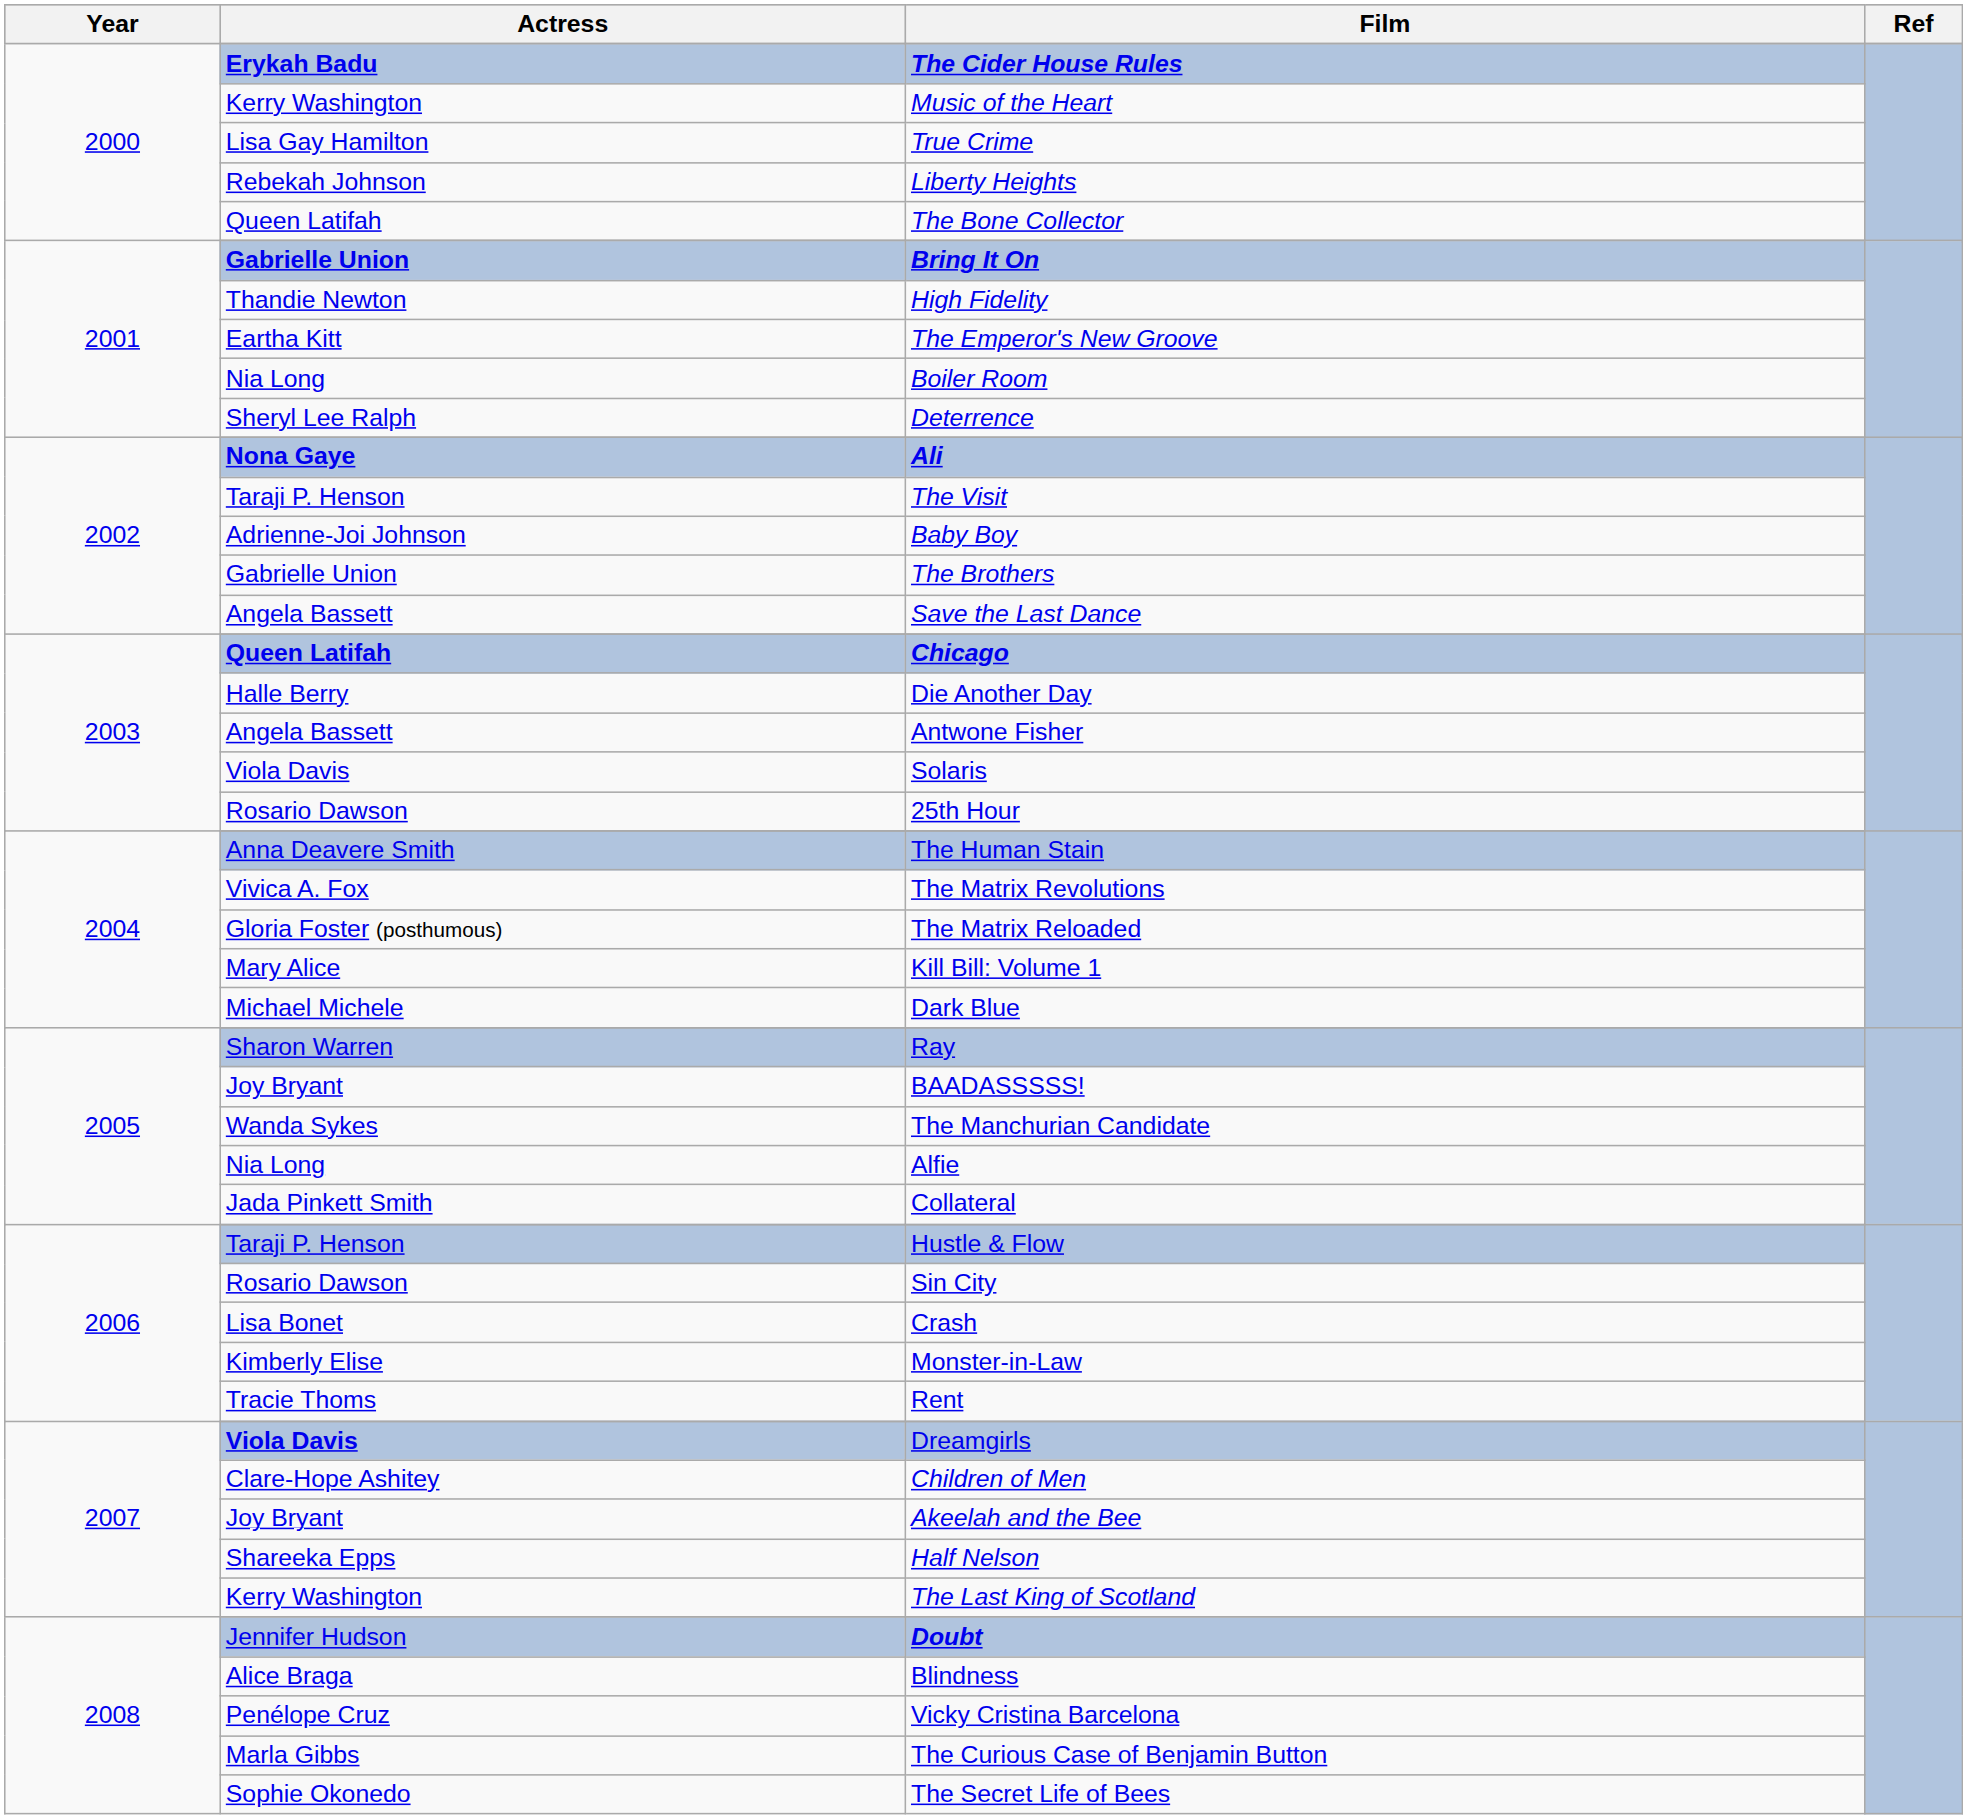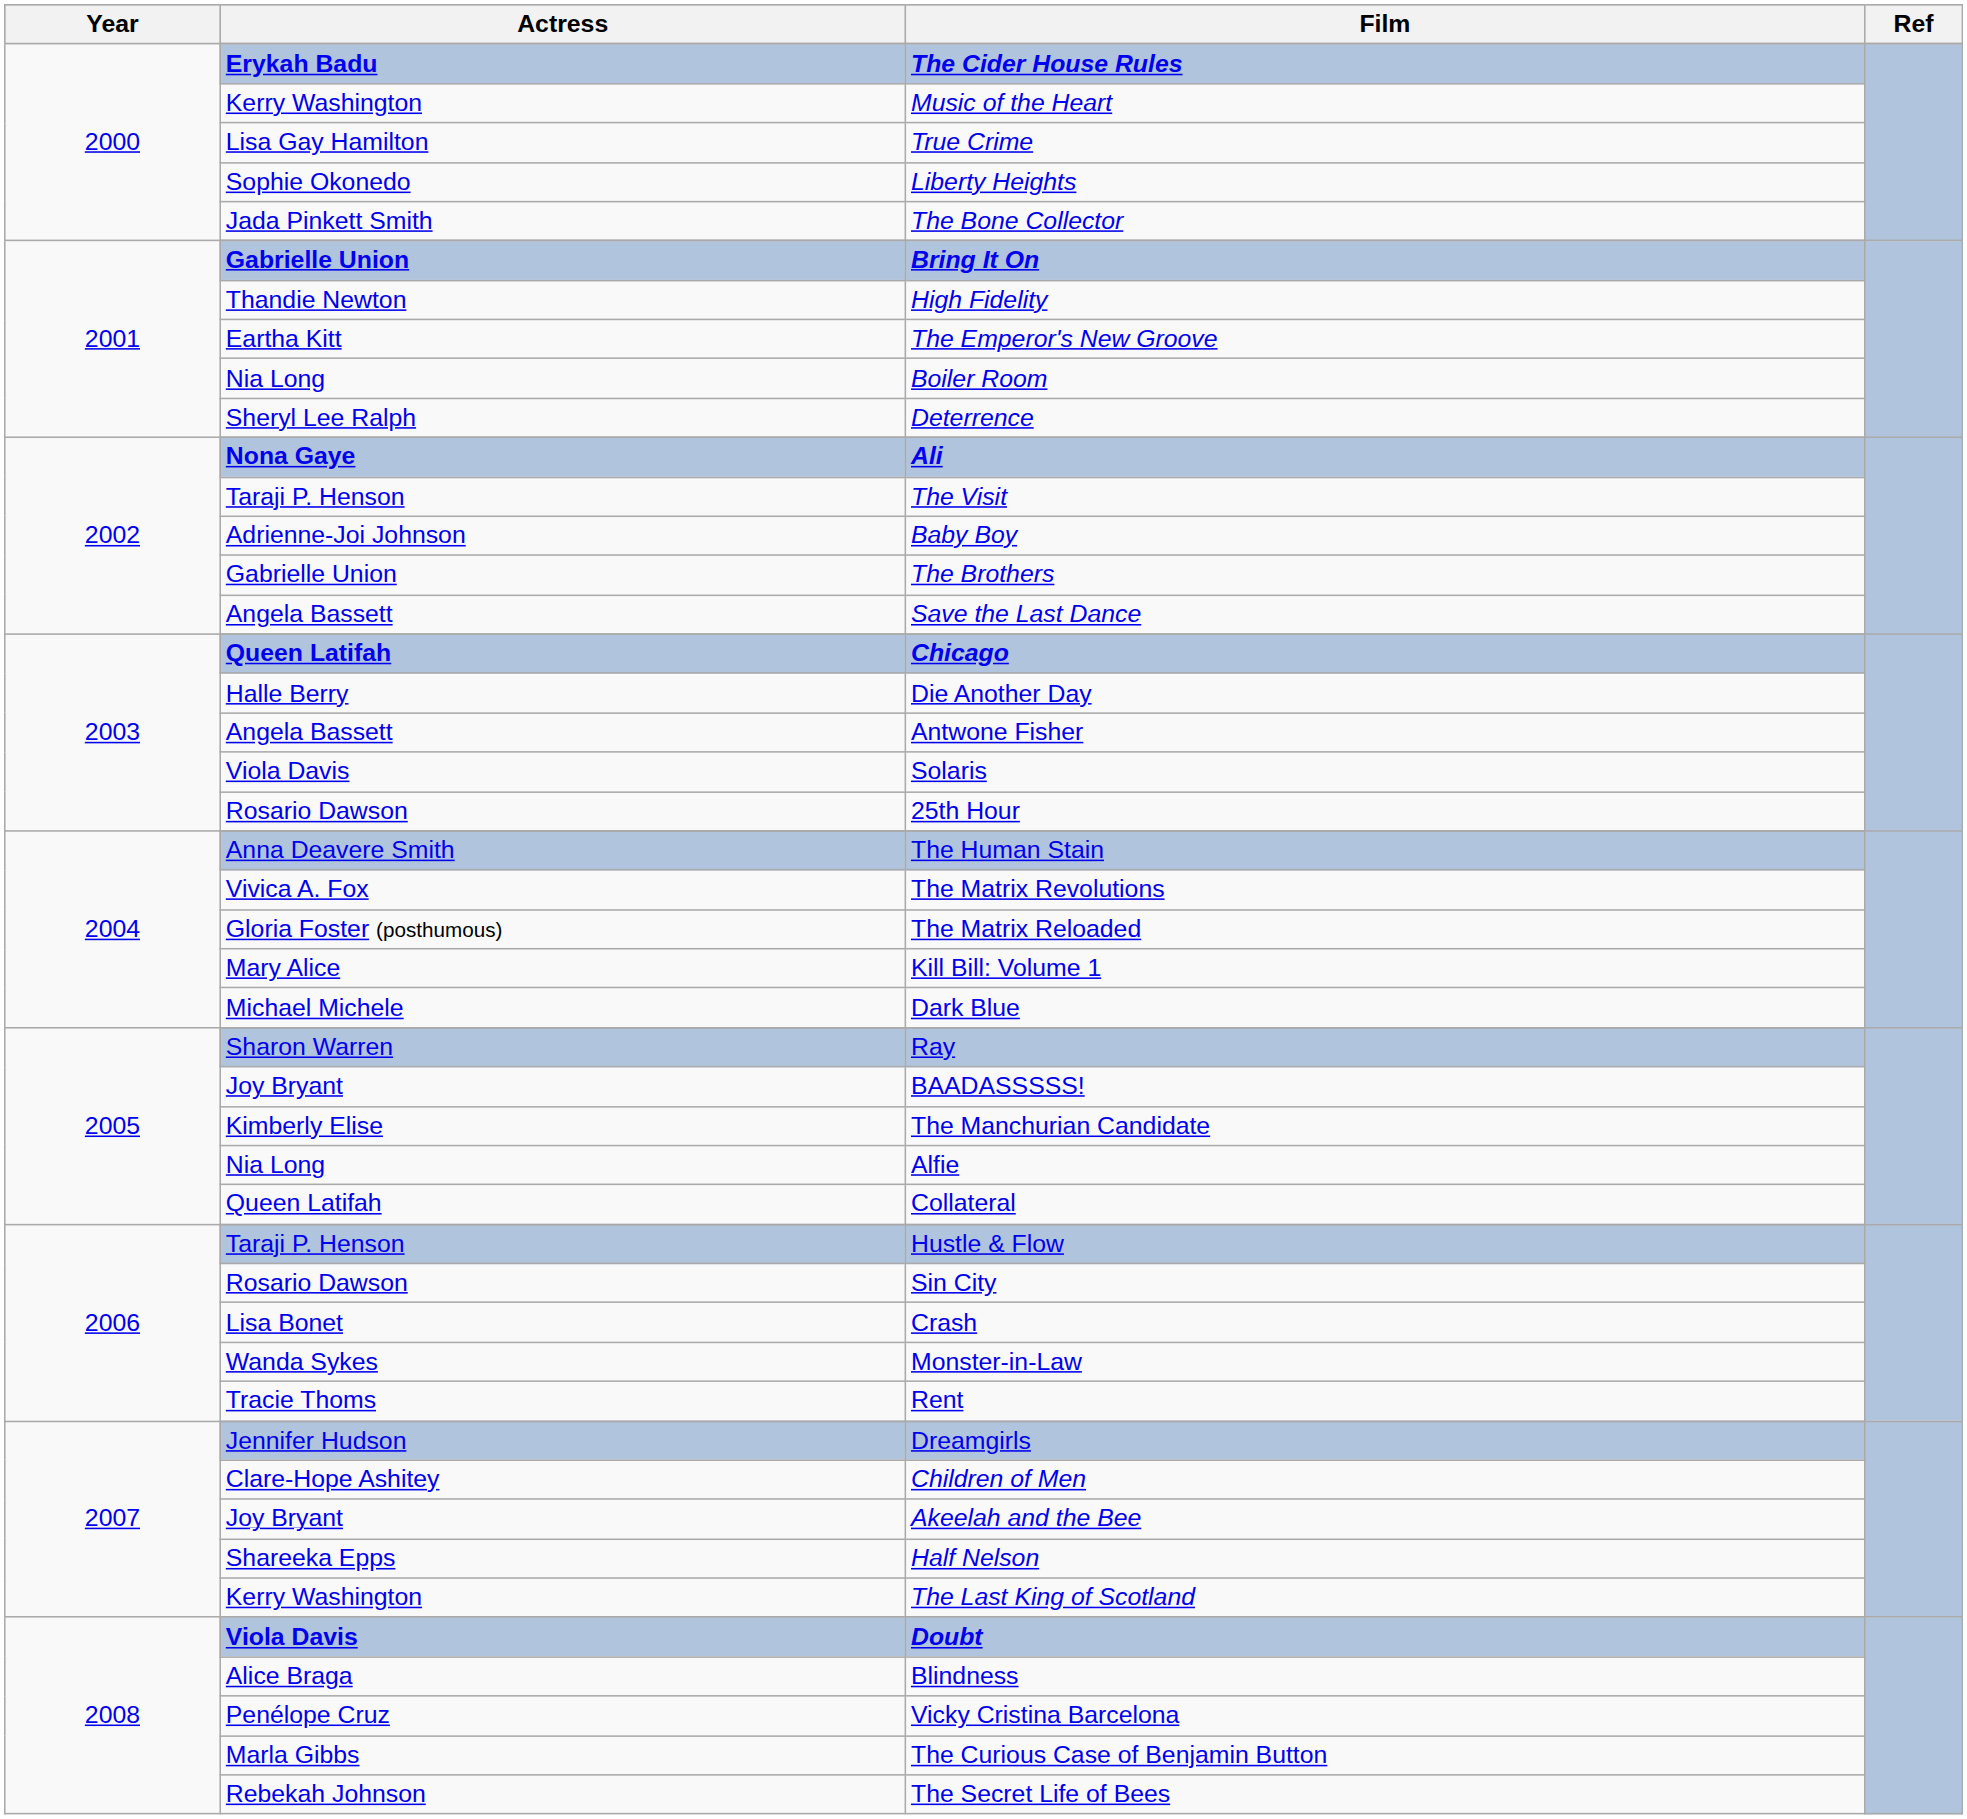(326, 181) Rebekah Johnson -> (318, 181) Sophie Okonedo
(304, 220) Queen Latifah -> (329, 220) Jada Pinkett Smith
(302, 1125) Wanda Sykes -> (304, 1125) Kimberly Elise
(329, 1204) Jada Pinkett Smith -> (304, 1204) Queen Latifah
(304, 1361) Kimberly Elise -> (302, 1361) Wanda Sykes
(292, 1440) Viola Davis -> (316, 1440) Jennifer Hudson
(316, 1636) Jennifer Hudson -> (292, 1636) Viola Davis
(318, 1794) Sophie Okonedo -> (326, 1794) Rebekah Johnson
